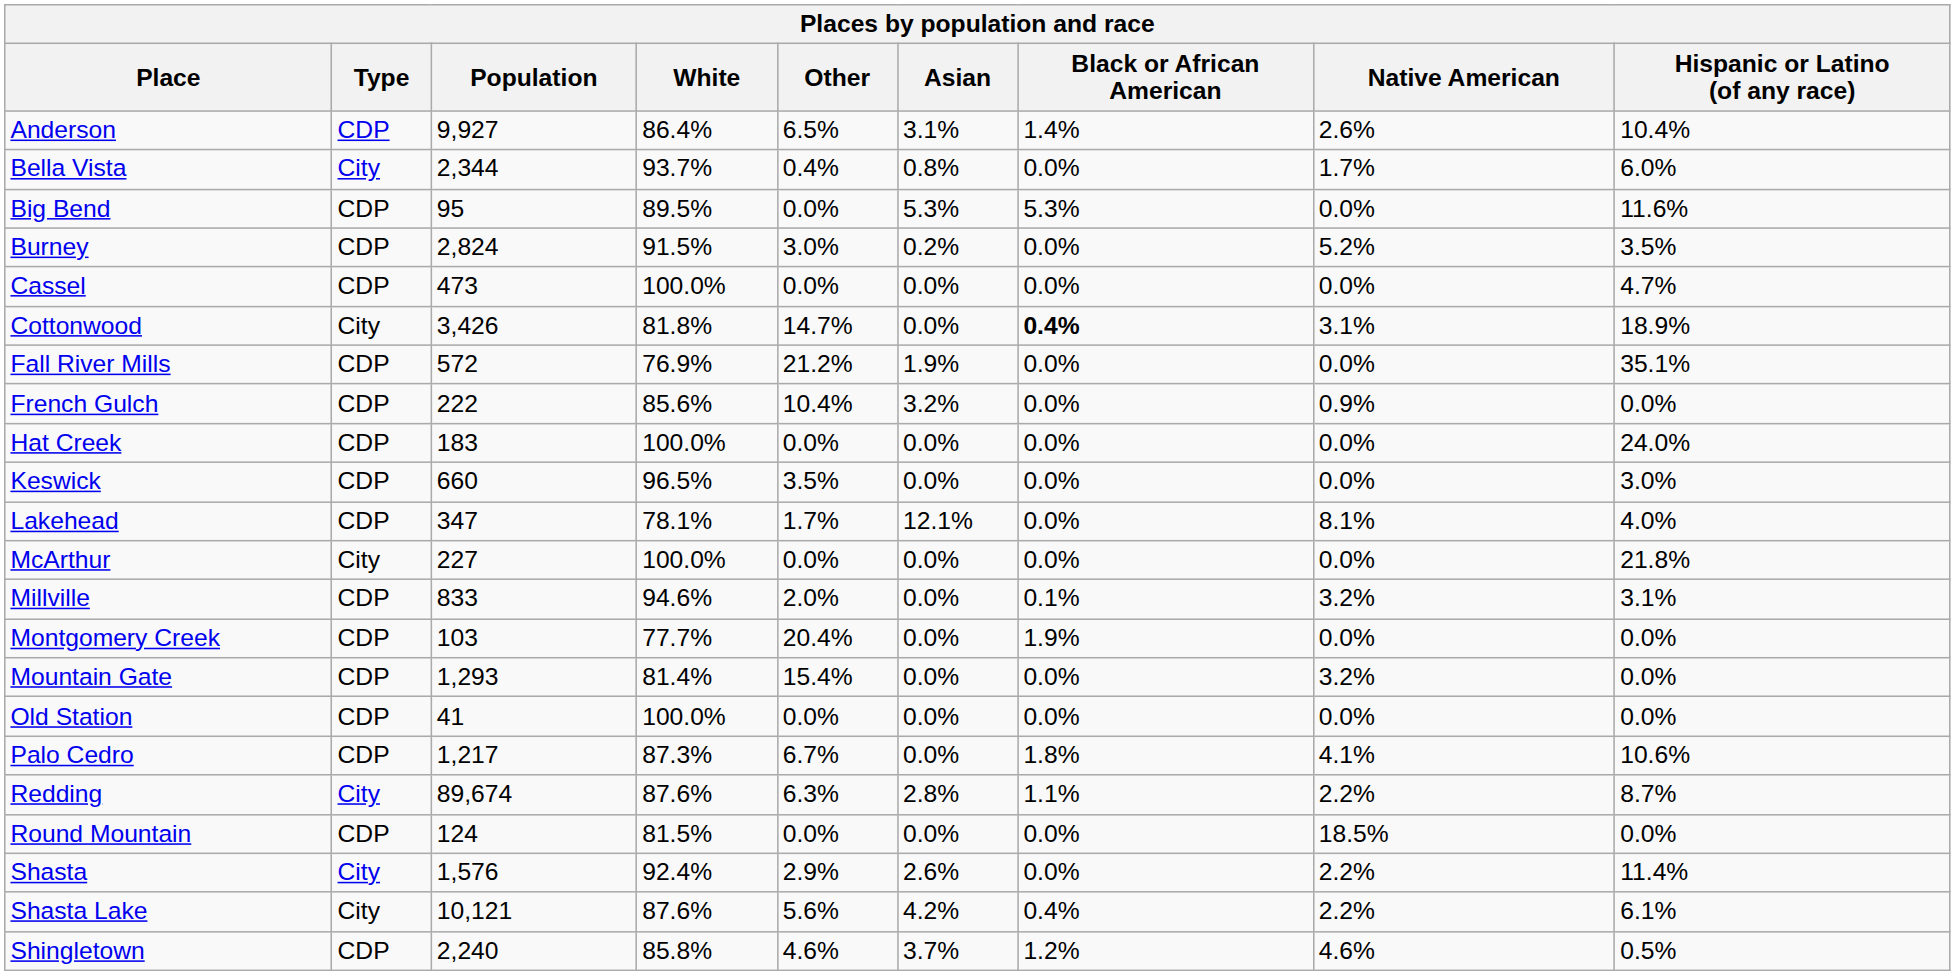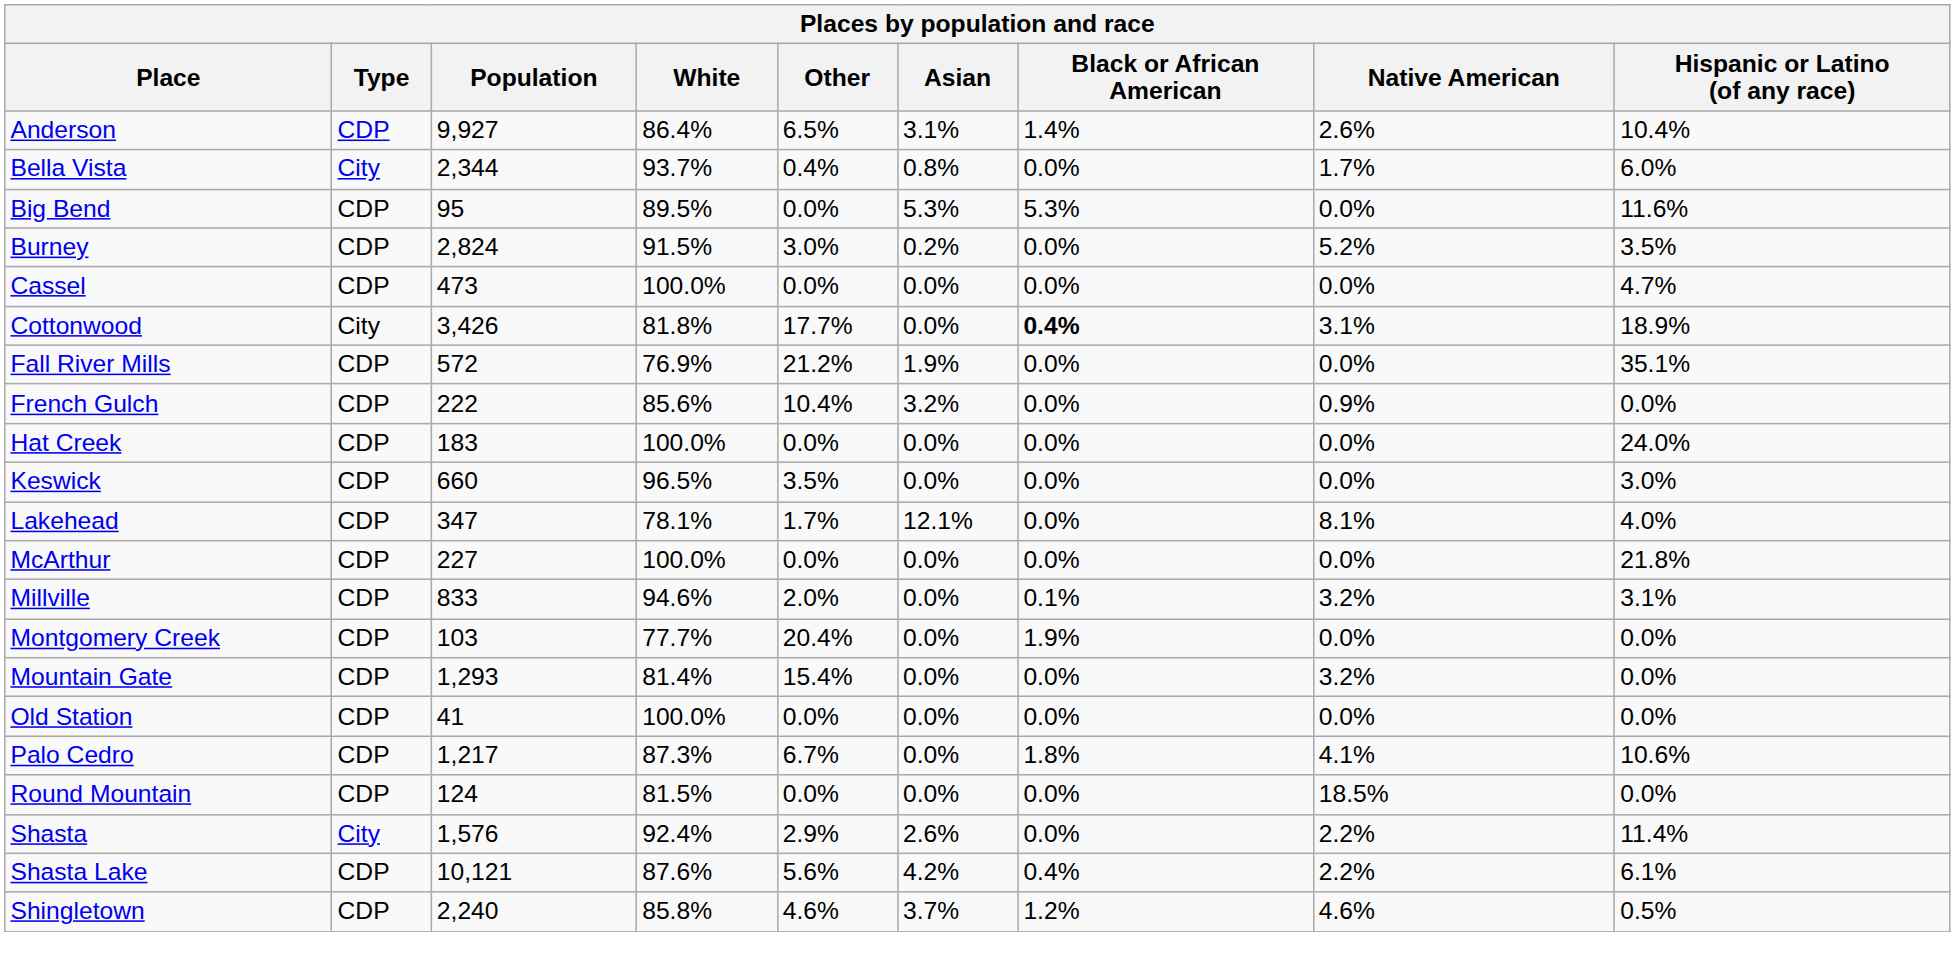(818, 325) 14.7% -> (818, 325) 17.7%
(359, 559) City -> (364, 559) CDP
- row: (56, 794)
(359, 911) City -> (364, 872) CDP
